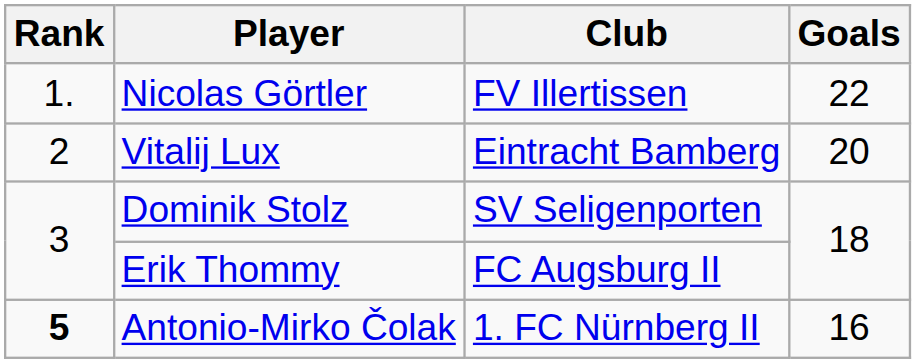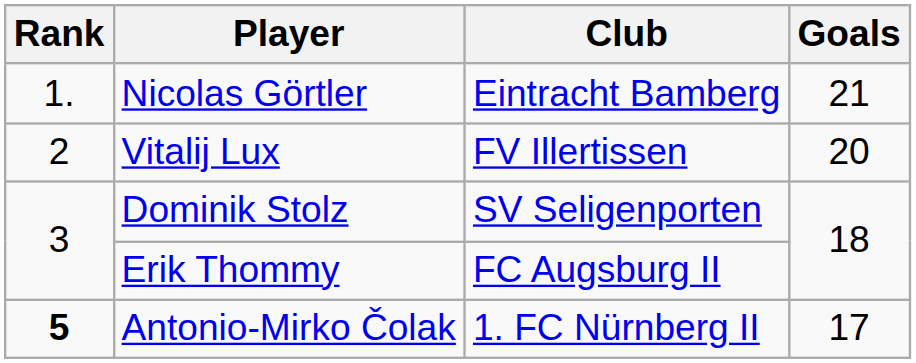(580, 92) FV Illertissen -> (627, 92) Eintracht Bamberg
(849, 92) 22 -> (849, 92) 21
(627, 151) Eintracht Bamberg -> (580, 151) FV Illertissen
(849, 328) 16 -> (849, 328) 17
